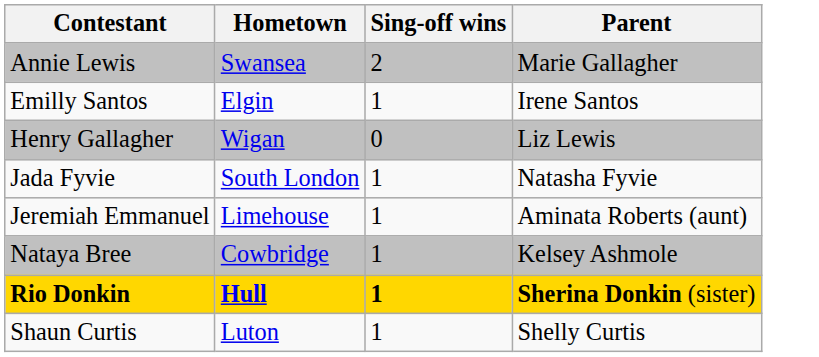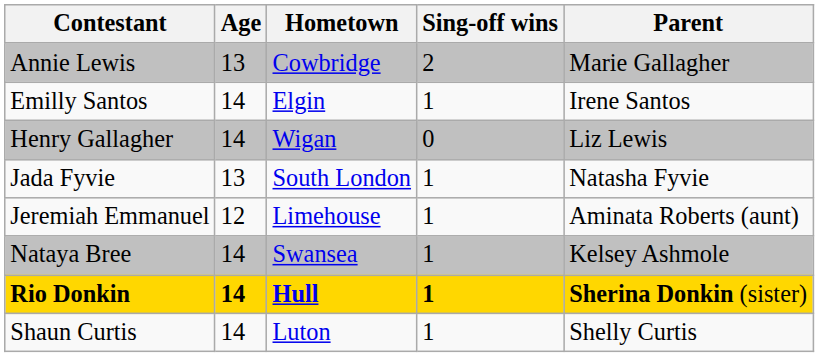+ column: (241, 23)
(263, 62) Swansea -> (327, 62) Cowbridge
(275, 255) Cowbridge -> (315, 255) Swansea
